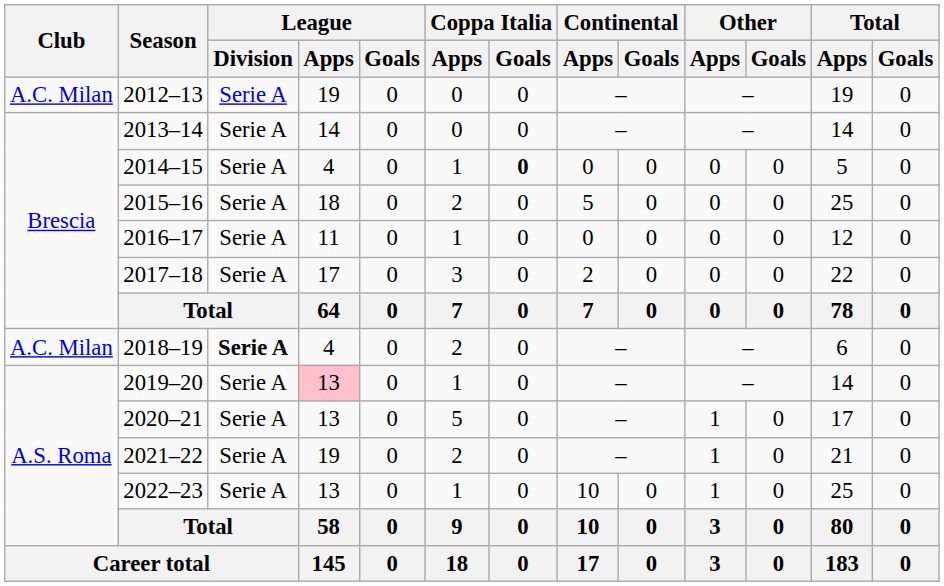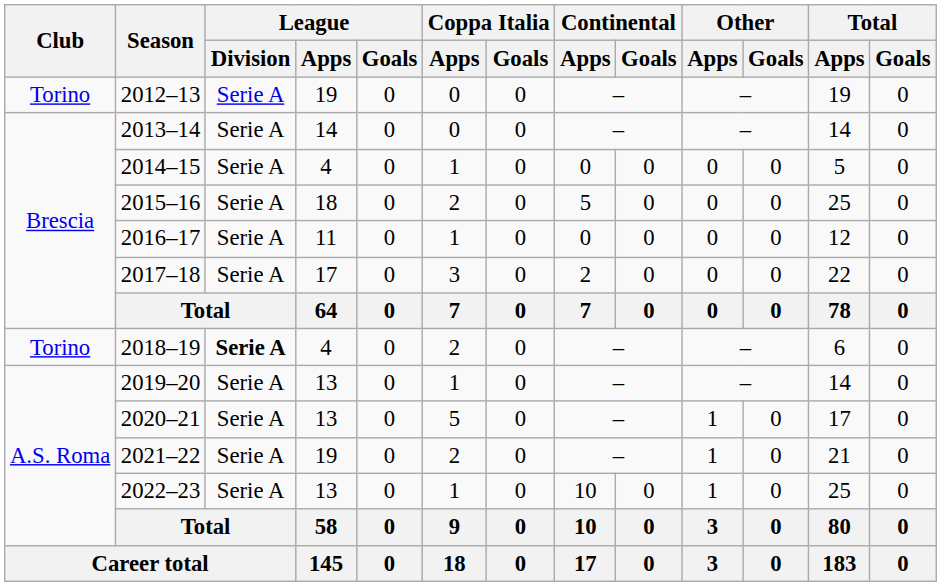(61, 94) A.C. Milan -> (60, 94) Torino
(523, 166) bold -> (520, 166) normal
(61, 346) A.C. Milan -> (60, 346) Torino
(329, 382) pink background -> (326, 382) no background
